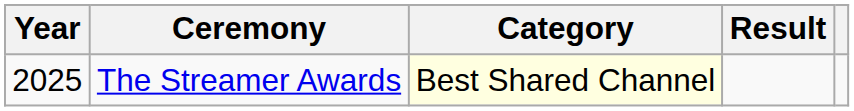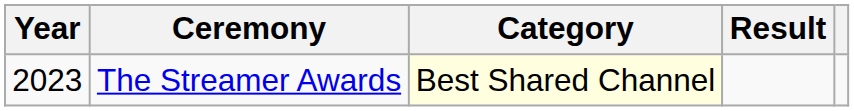(47, 79) 2025 -> (47, 79) 2023
